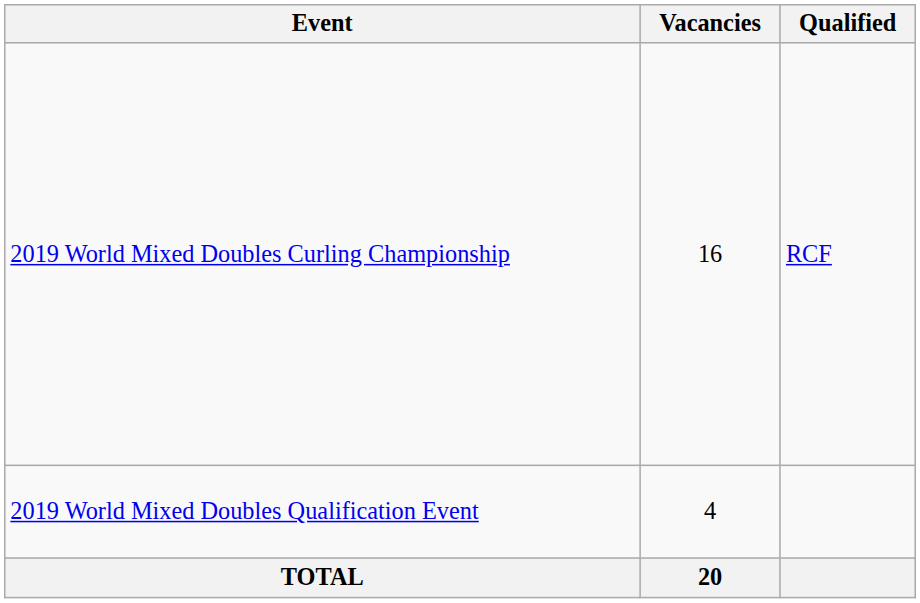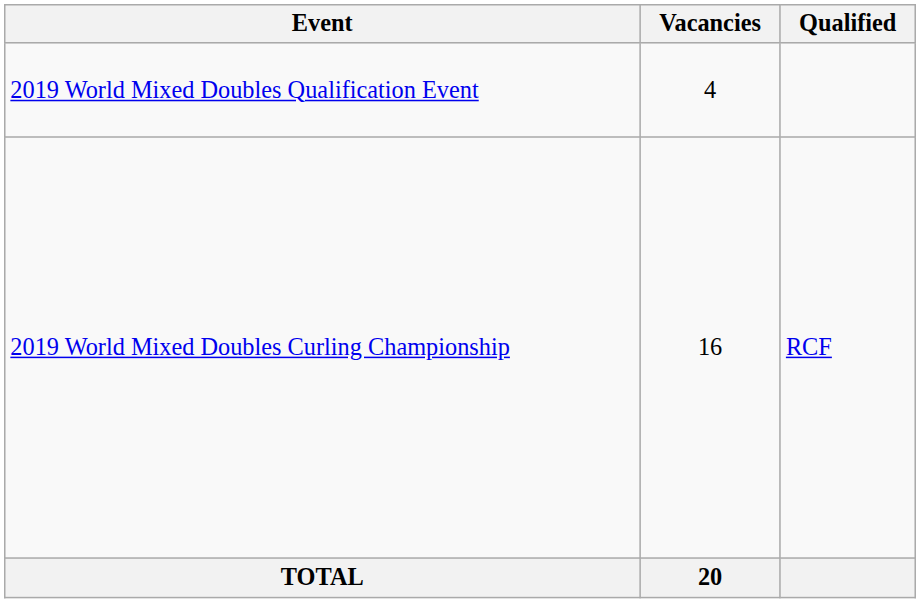rows swapped: (260, 253) <-> (245, 511)
